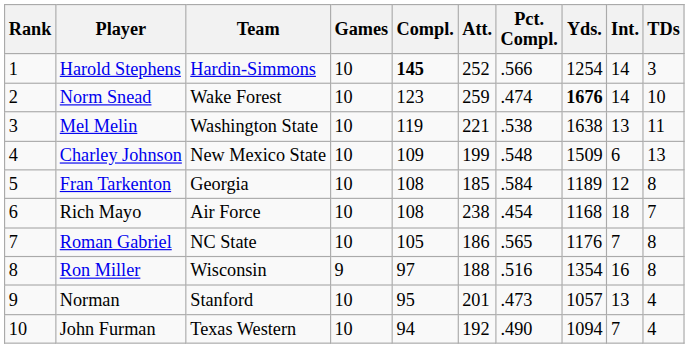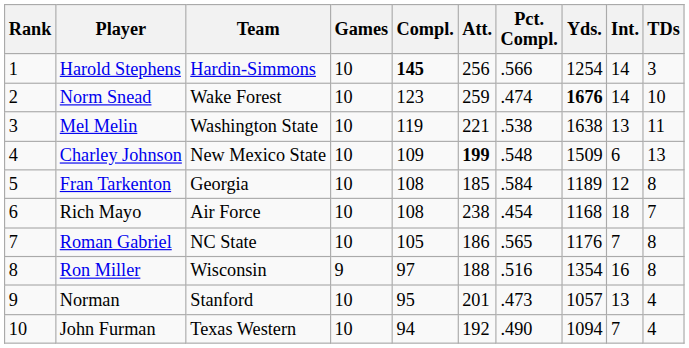(476, 68) 252 -> (476, 68) 256
(476, 155) normal -> (476, 155) bold
